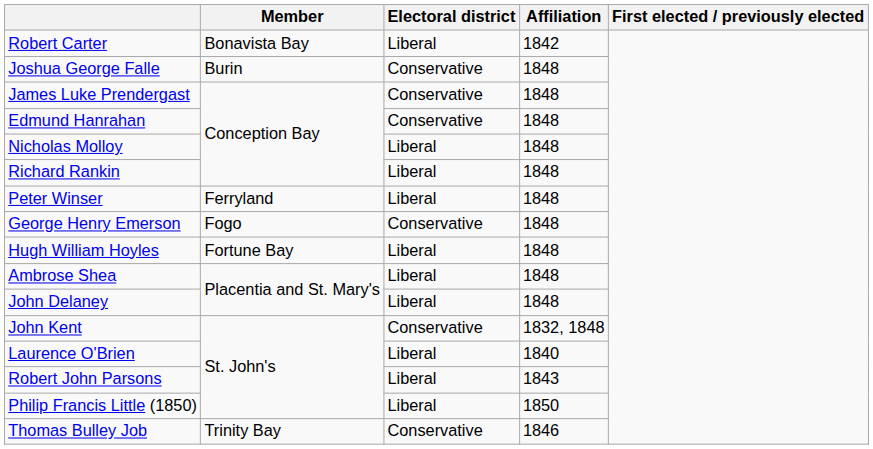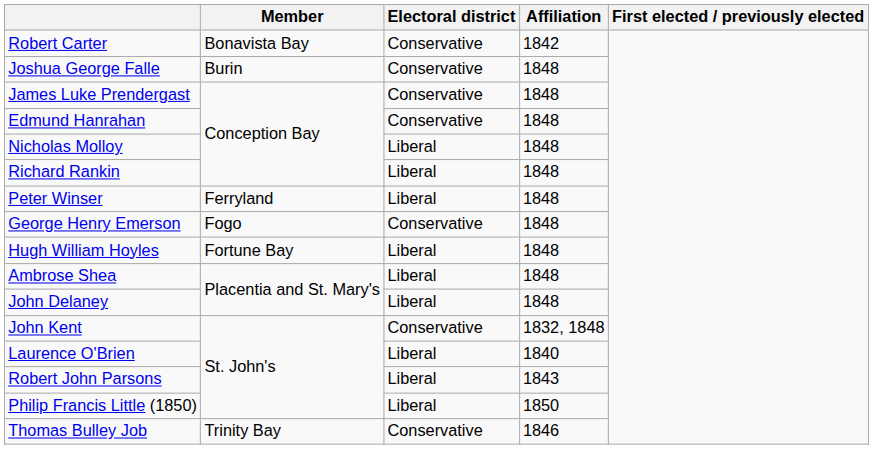(412, 43) Liberal -> (435, 43) Conservative
